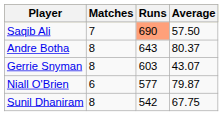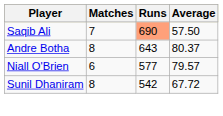- row: (45, 66)
(186, 84) 79.87 -> (186, 66) 79.57
(186, 102) 67.75 -> (186, 84) 67.72
